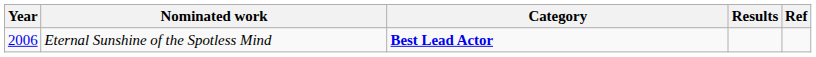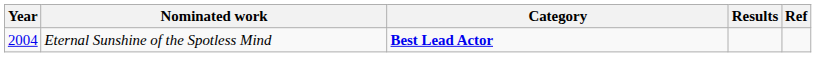(23, 39) 2006 -> (23, 39) 2004
